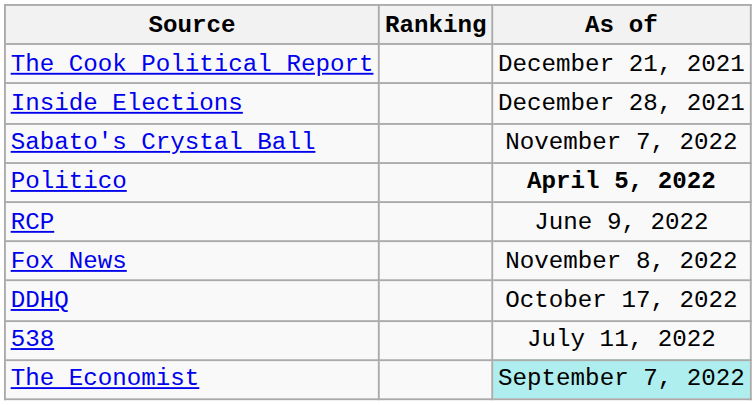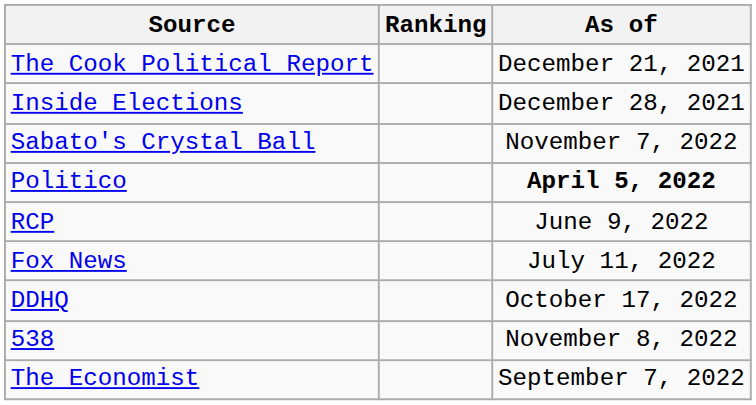(621, 261) November 8, 2022 -> (621, 261) July 11, 2022
(621, 340) July 11, 2022 -> (621, 340) November 8, 2022
(621, 379) paleturquoise background -> (621, 379) no background
